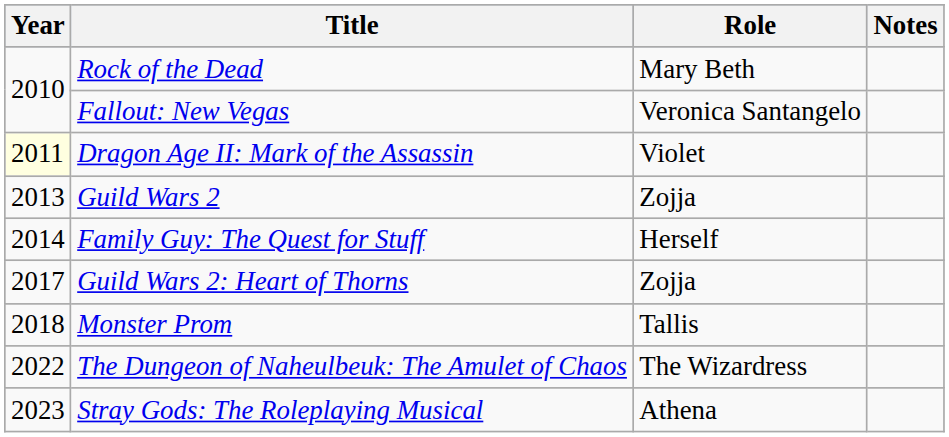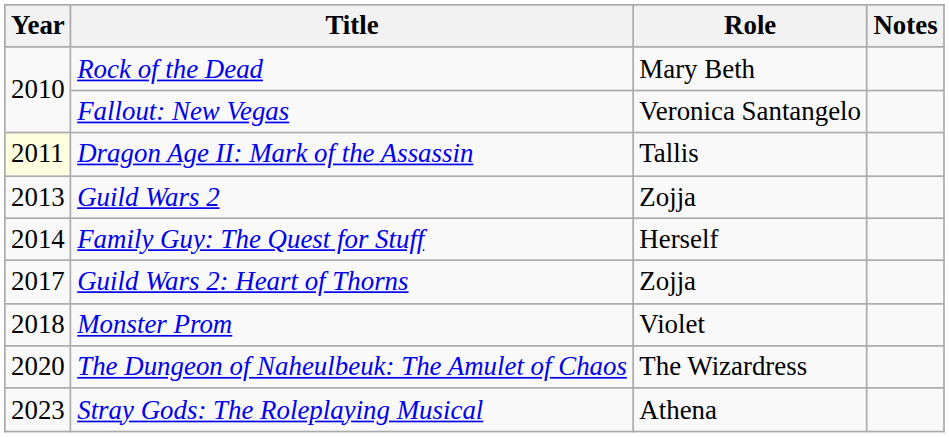(672, 153) Violet -> (669, 153) Tallis
(669, 324) Tallis -> (672, 324) Violet
(38, 366) 2022 -> (38, 366) 2020
